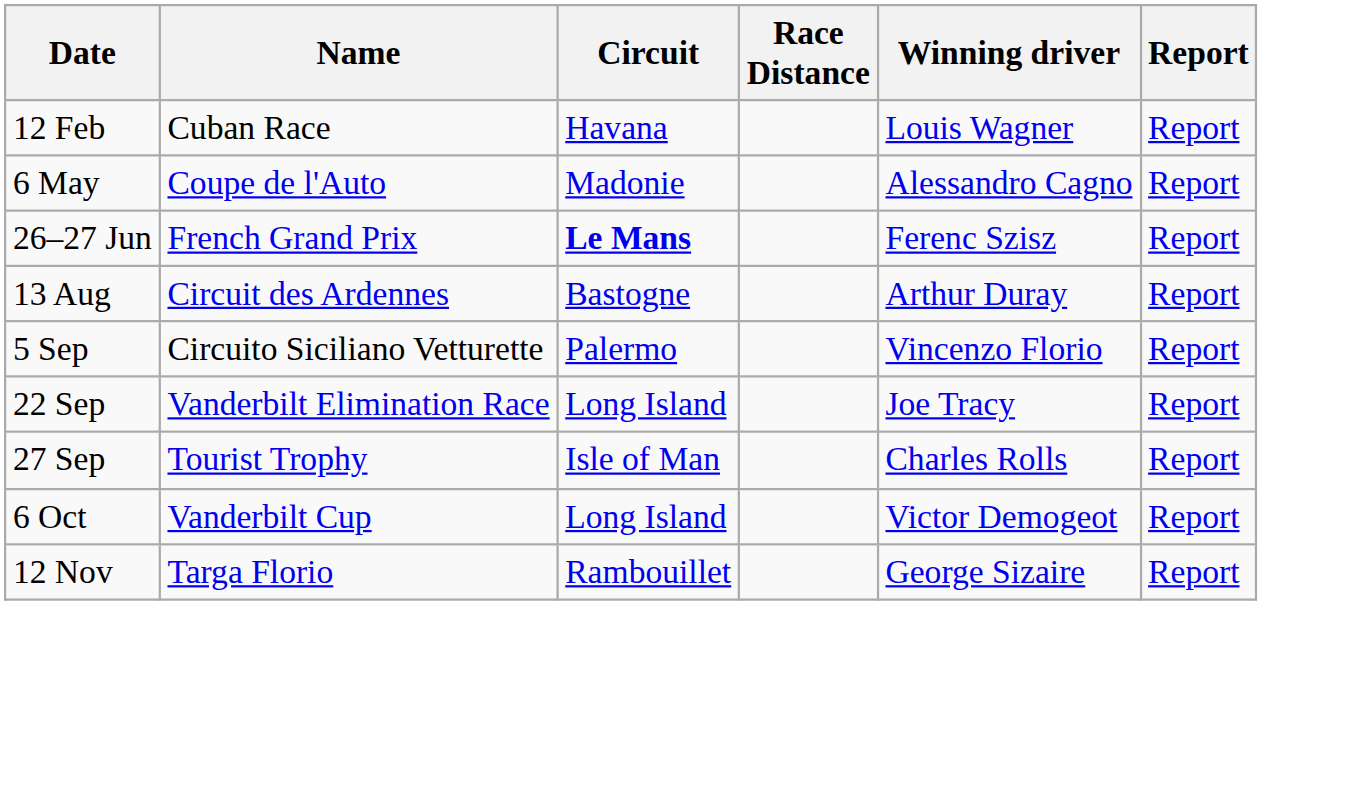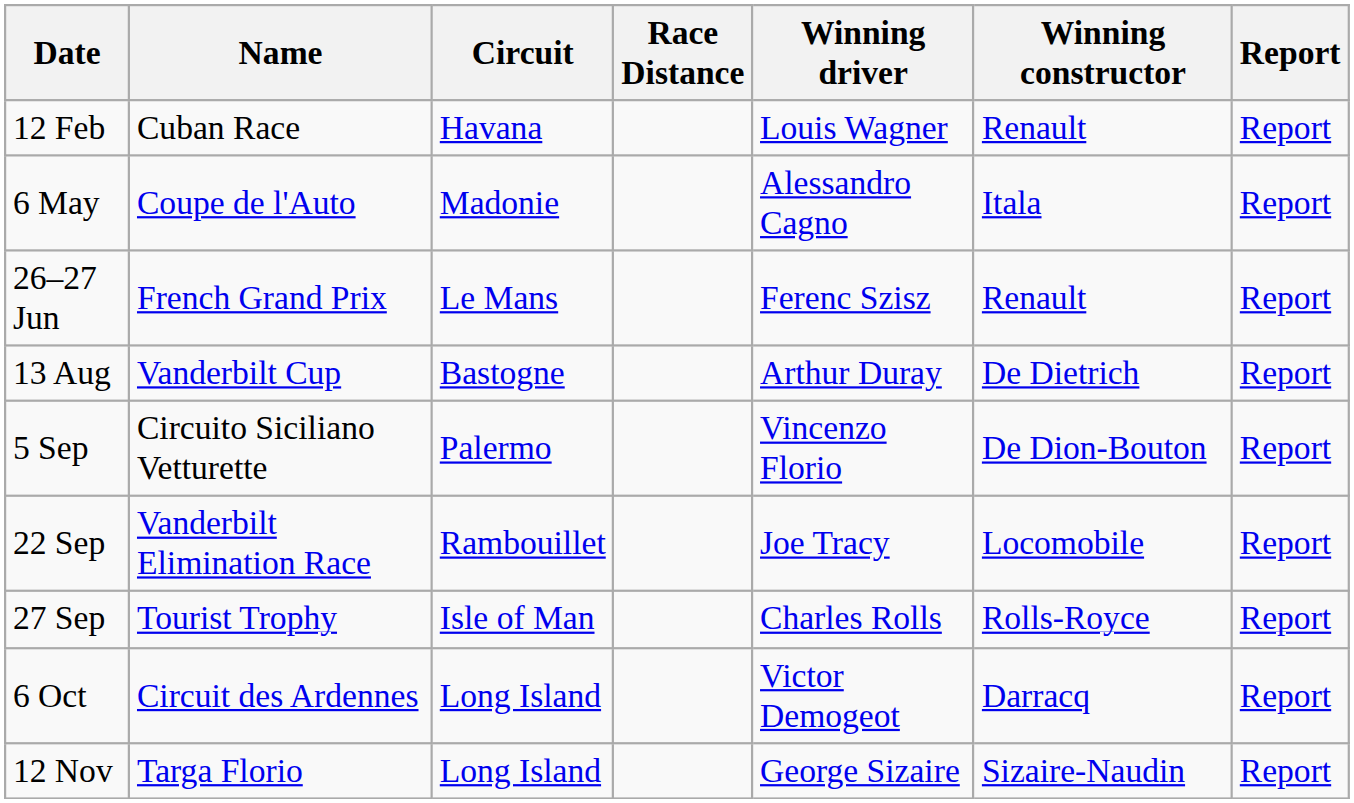+ column: (1103, 52)
(628, 238) bold -> (499, 297) normal
(308, 293) Circuit des Ardennes -> (239, 373) Vanderbilt Cup
(646, 404) Long Island -> (523, 543) Rambouillet
(270, 515) Vanderbilt Cup -> (278, 694) Circuit des Ardennes
(648, 570) Rambouillet -> (520, 769) Long Island
